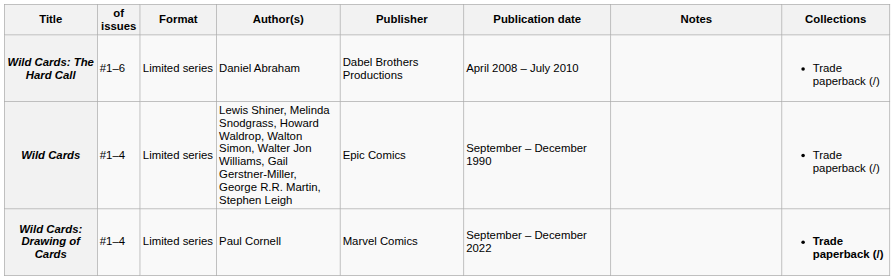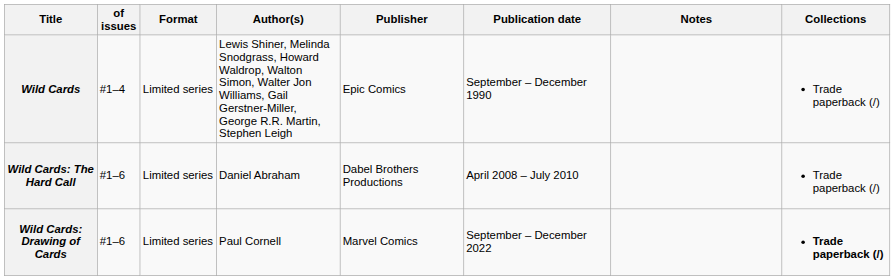rows swapped: (51, 155) <-> (51, 68)
(112, 242) #1–4 -> (112, 242) #1–6
